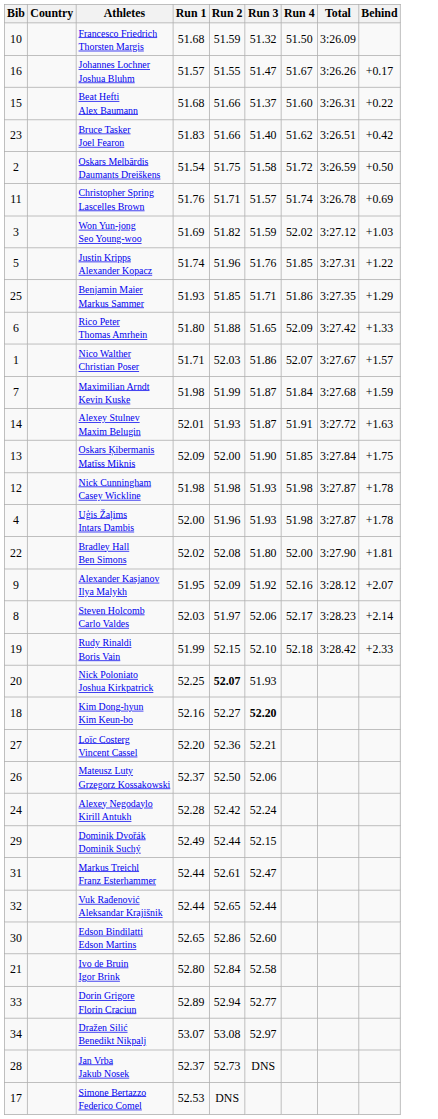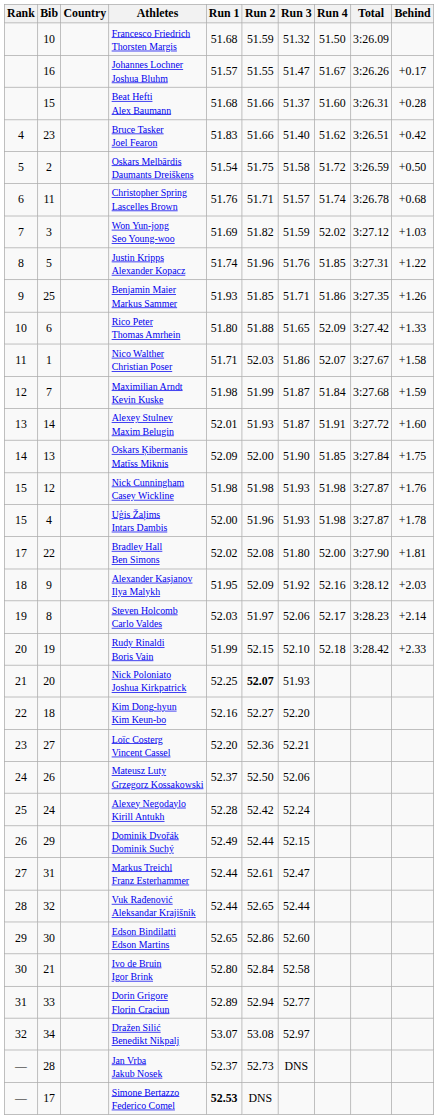+ column: (21, 13)
(379, 103) +0.22 -> (413, 103) +0.28
(379, 199) +0.69 -> (413, 199) +0.68
(379, 296) +1.29 -> (413, 296) +1.26
(379, 360) +1.57 -> (413, 360) +1.58
(379, 424) +1.63 -> (413, 424) +1.60
(379, 488) +1.78 -> (413, 488) +1.76
(379, 584) +2.07 -> (413, 584) +2.03
(263, 713) bold -> (296, 713) normal
(191, 1098) normal -> (224, 1098) bold
